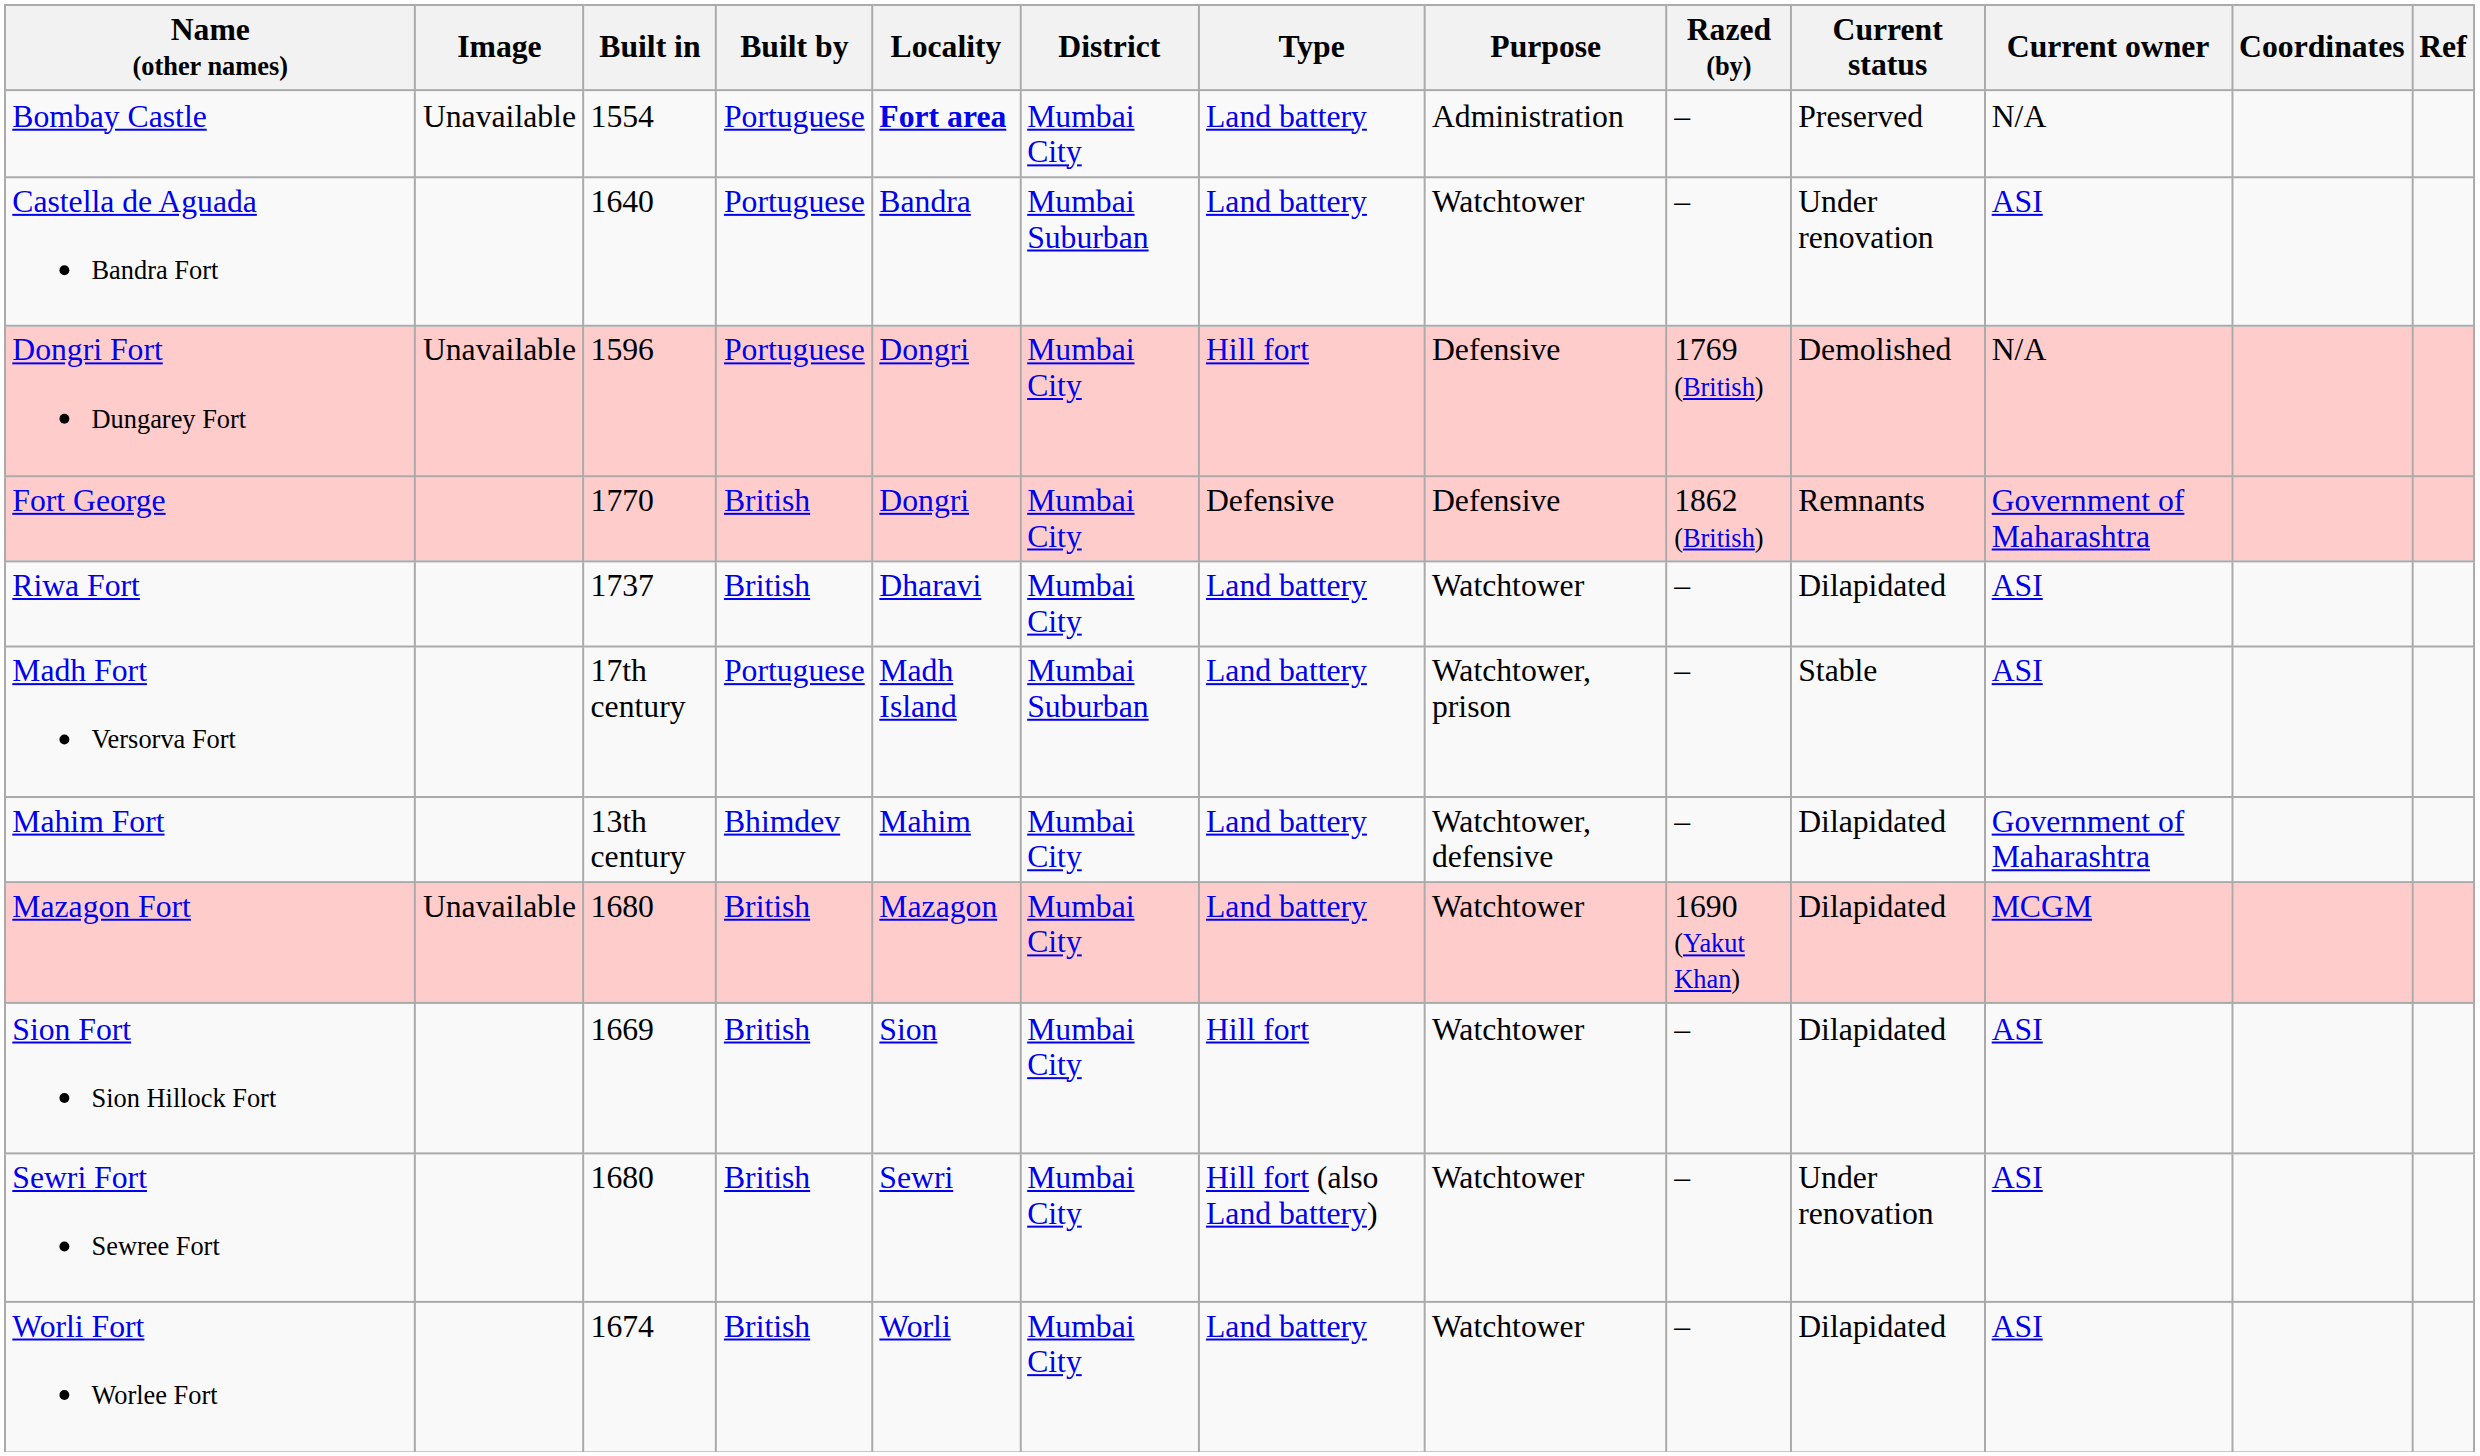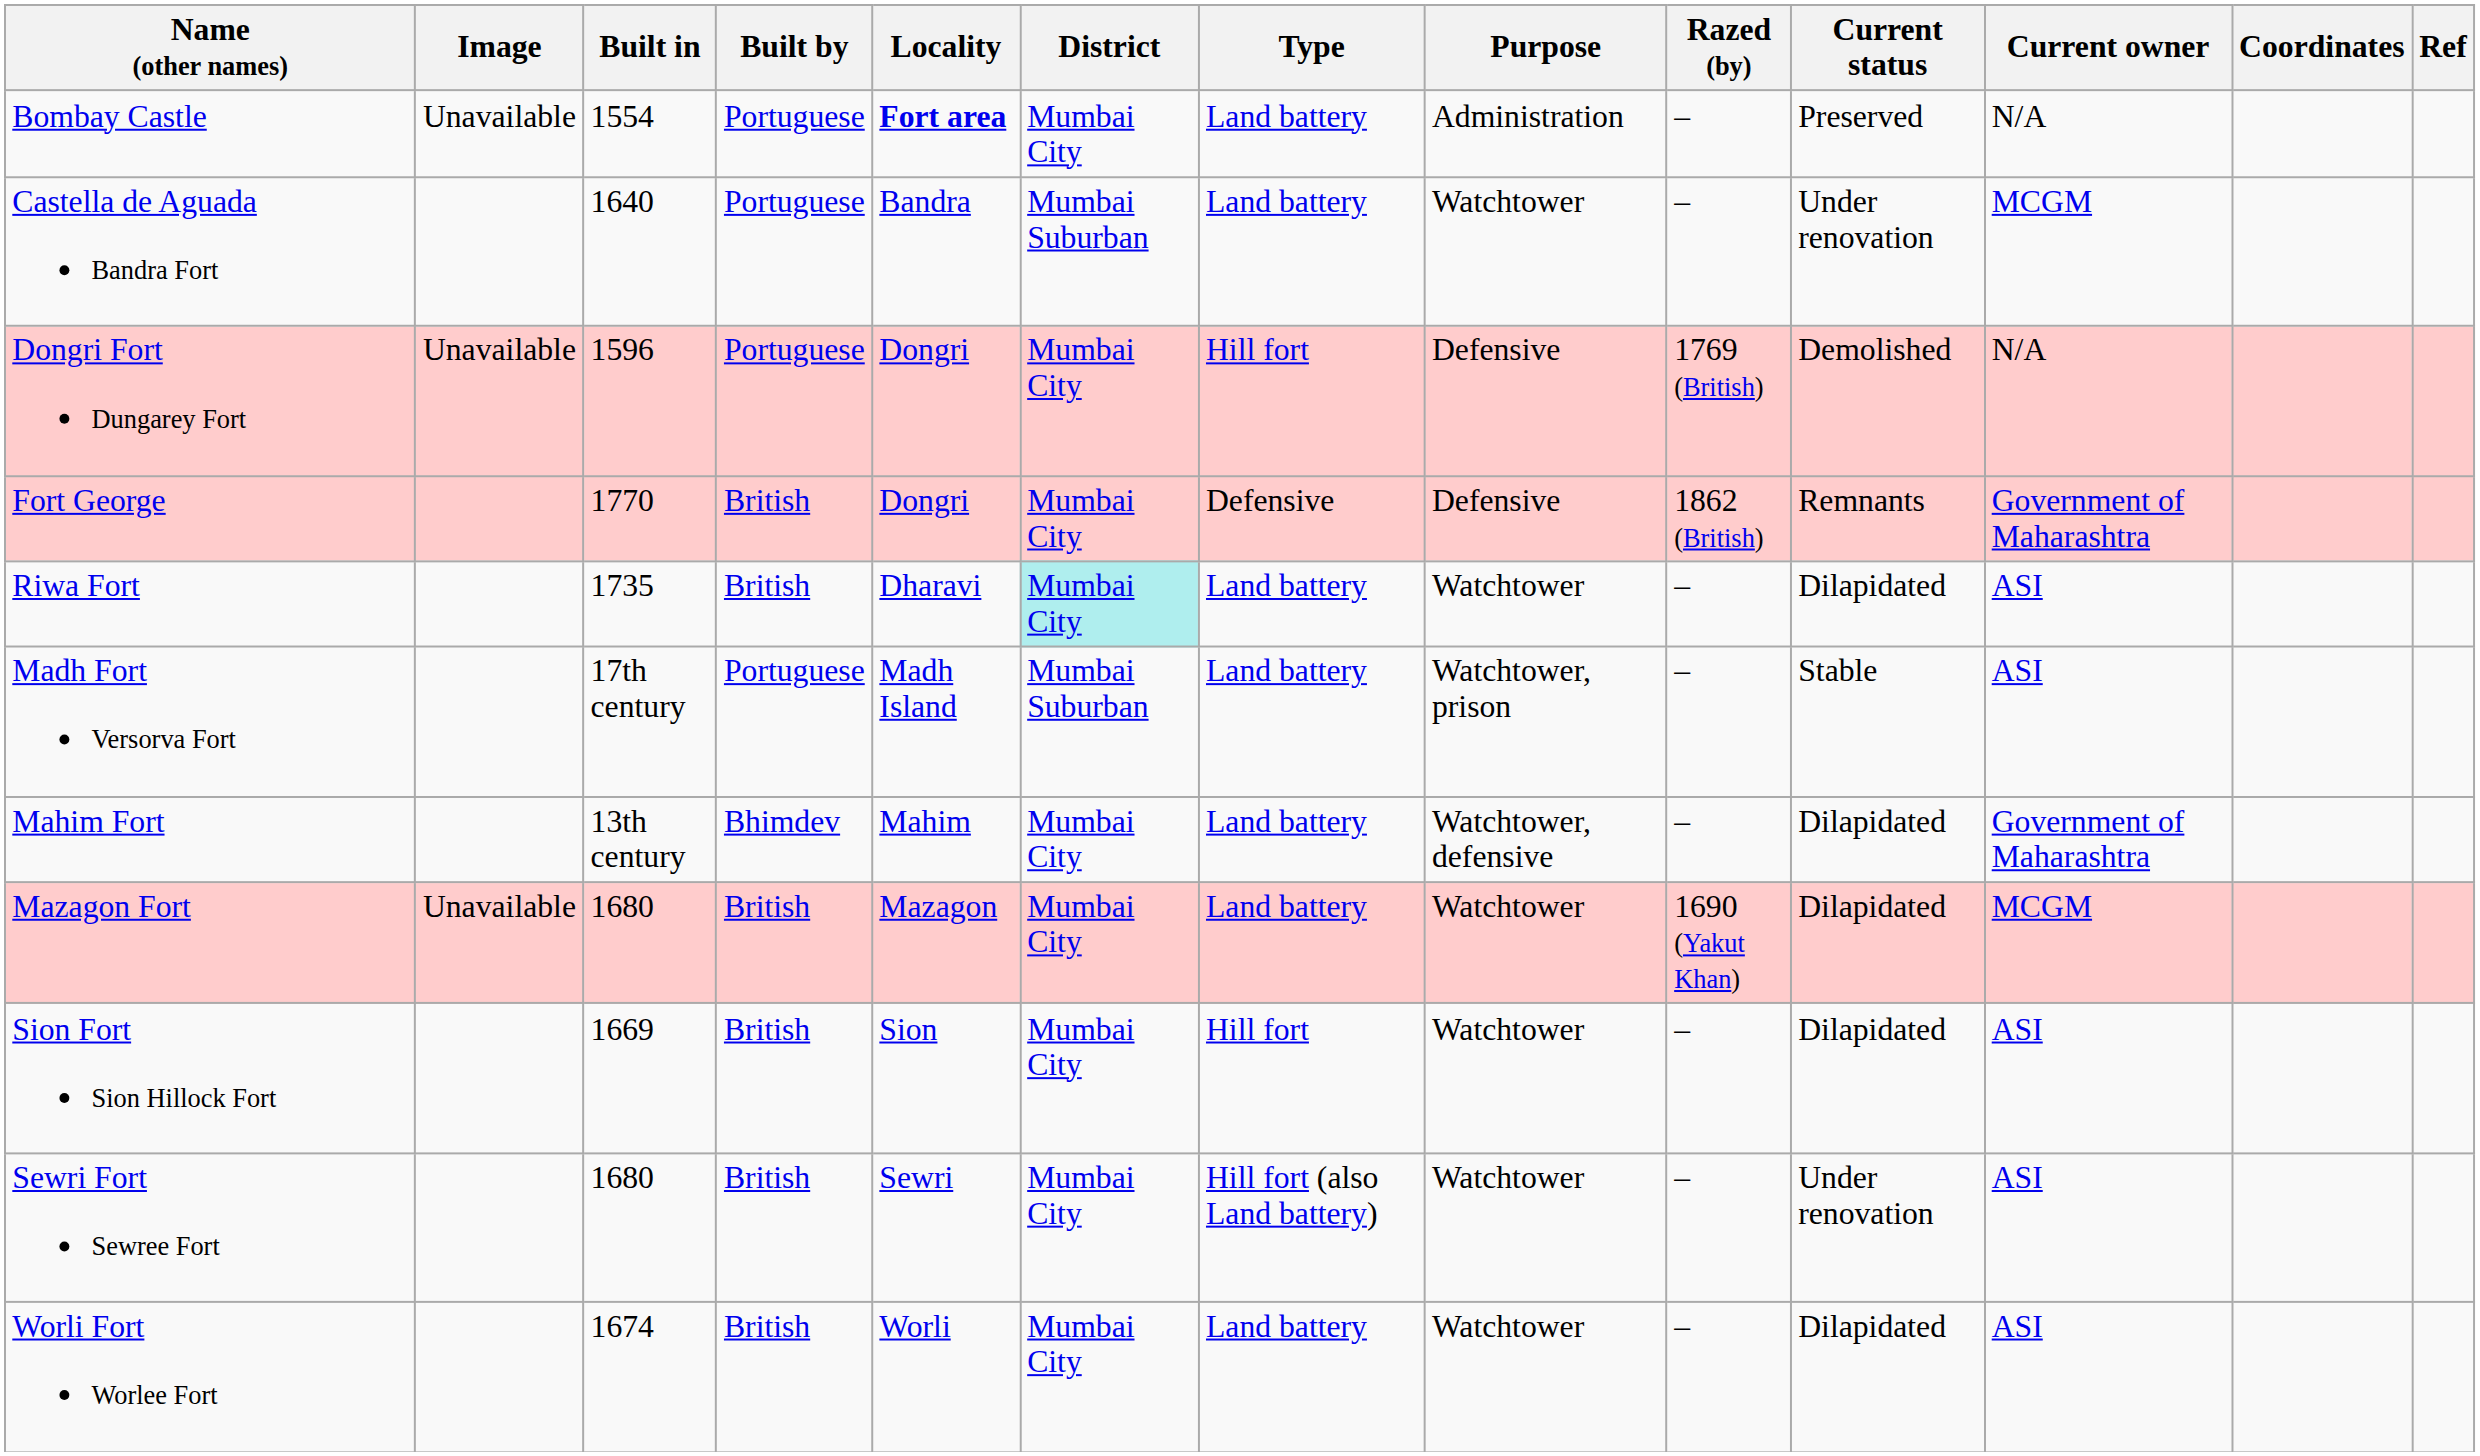(2017, 201) ASI -> (2042, 201) MCGM
(622, 585) 1737 -> (622, 585) 1735
(1081, 603) no background -> (1081, 603) paleturquoise background
